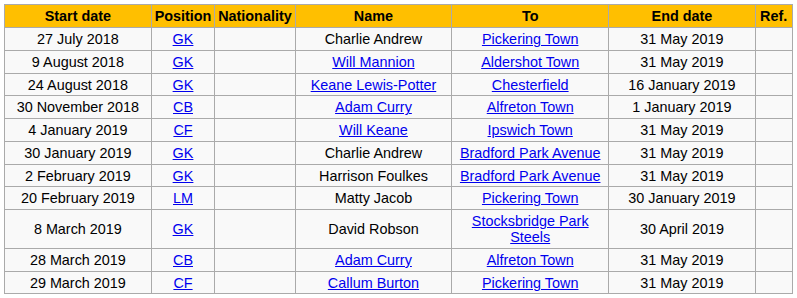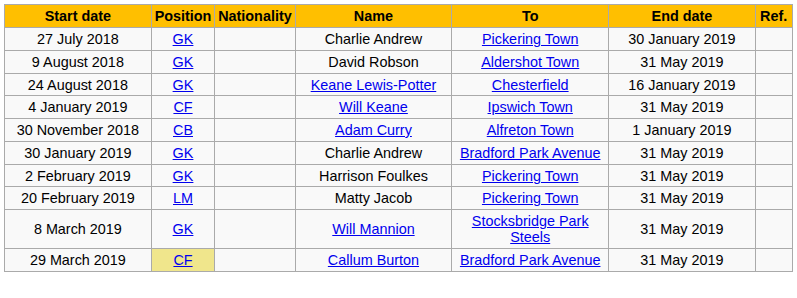(682, 39) 31 May 2019 -> (682, 39) 30 January 2019
(373, 62) Will Mannion -> (373, 62) David Robson
rows swapped: (78, 107) <-> (78, 130)
(530, 176) Bradford Park Avenue -> (530, 176) Pickering Town
(682, 198) 30 January 2019 -> (682, 198) 31 May 2019
(373, 229) David Robson -> (373, 229) Will Mannion
(682, 229) 30 April 2019 -> (682, 229) 31 May 2019
- row: (78, 260)
(183, 283) no background -> (183, 260) khaki background
(530, 283) Pickering Town -> (530, 260) Bradford Park Avenue
